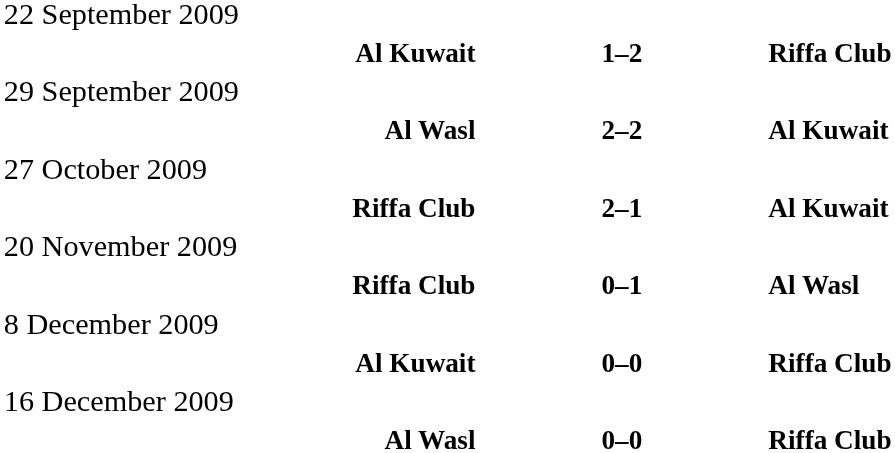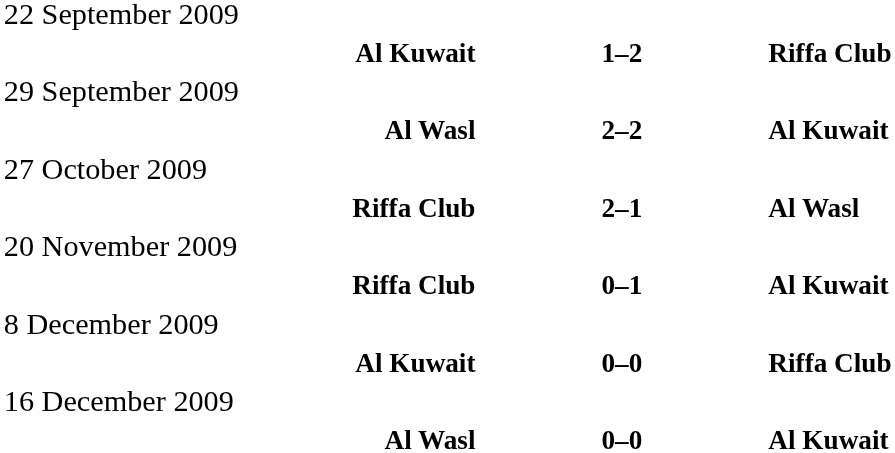(828, 207) Al Kuwait -> (814, 207) Al Wasl
(814, 285) Al Wasl -> (828, 285) Al Kuwait
(830, 440) Riffa Club -> (828, 440) Al Kuwait
